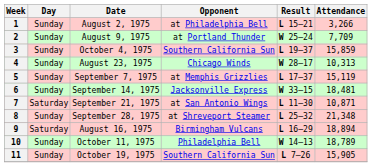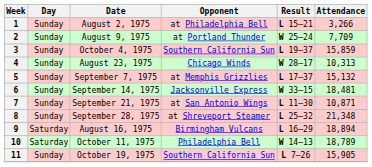(341, 77) 15,119 -> (341, 77) 15,132
(49, 103) Saturday -> (49, 103) Sunday
(49, 142) Sunday -> (49, 142) Saturday
